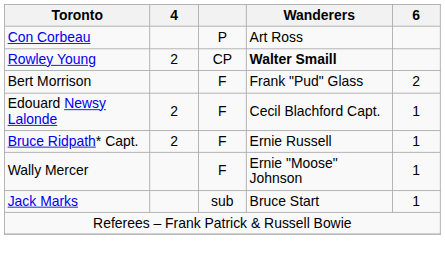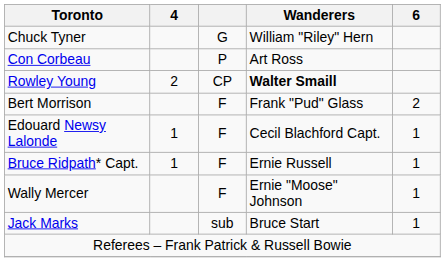+ row: (47, 37)
(174, 111) 2 -> (174, 133) 1
(174, 141) 2 -> (174, 163) 1
